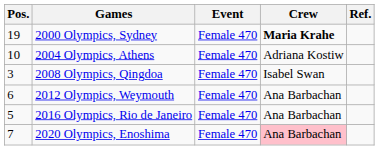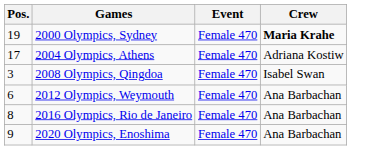- column: (360, 14)
(14, 54) 10 -> (14, 54) 17
(10, 114) 5 -> (10, 114) 8
(10, 134) 7 -> (10, 134) 9
(302, 134) pink background -> (302, 134) no background
